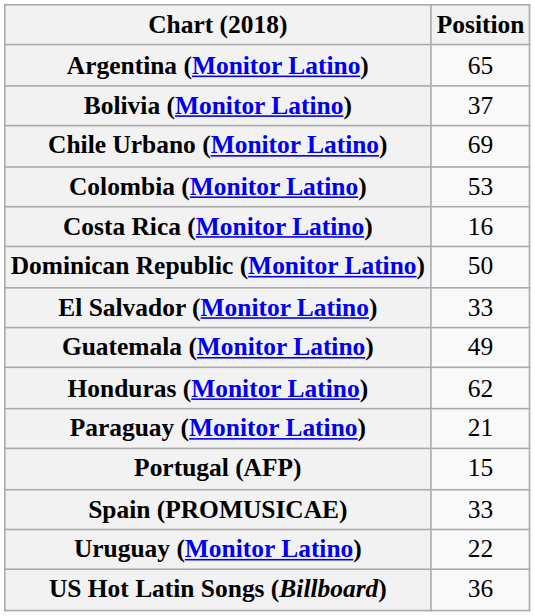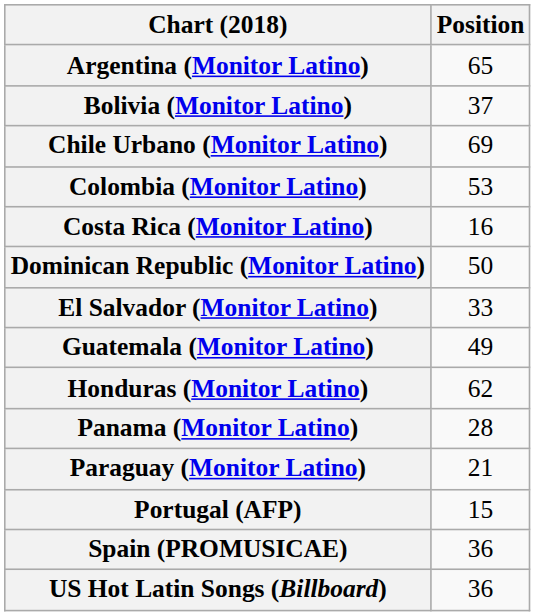+ row: (218, 428)
(481, 508) 33 -> (481, 549) 36
- row: (218, 549)
